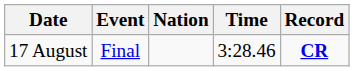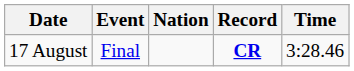columns swapped: (247, 19) <-> (314, 19)
